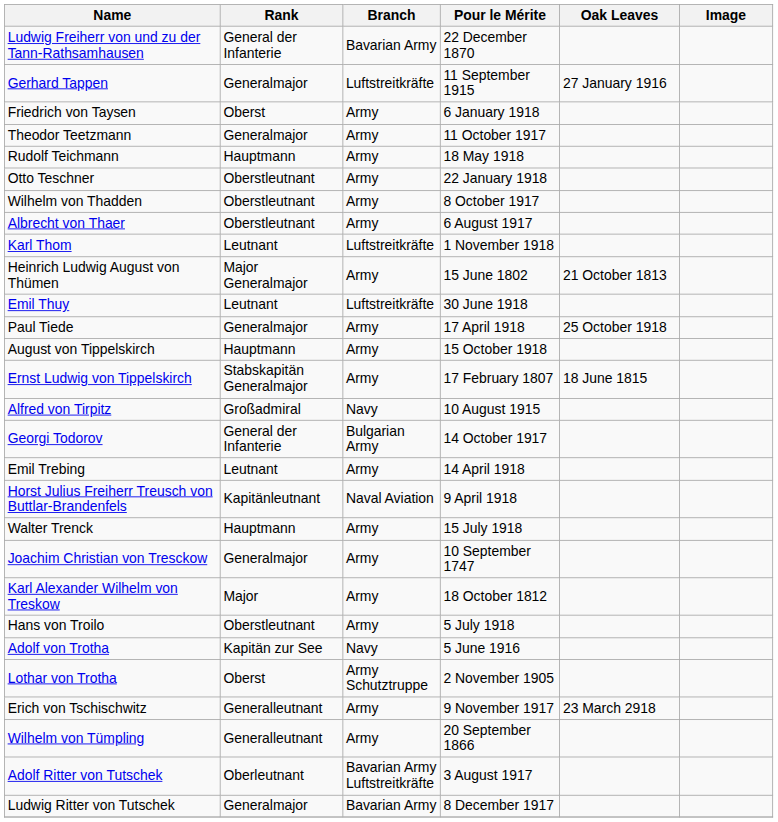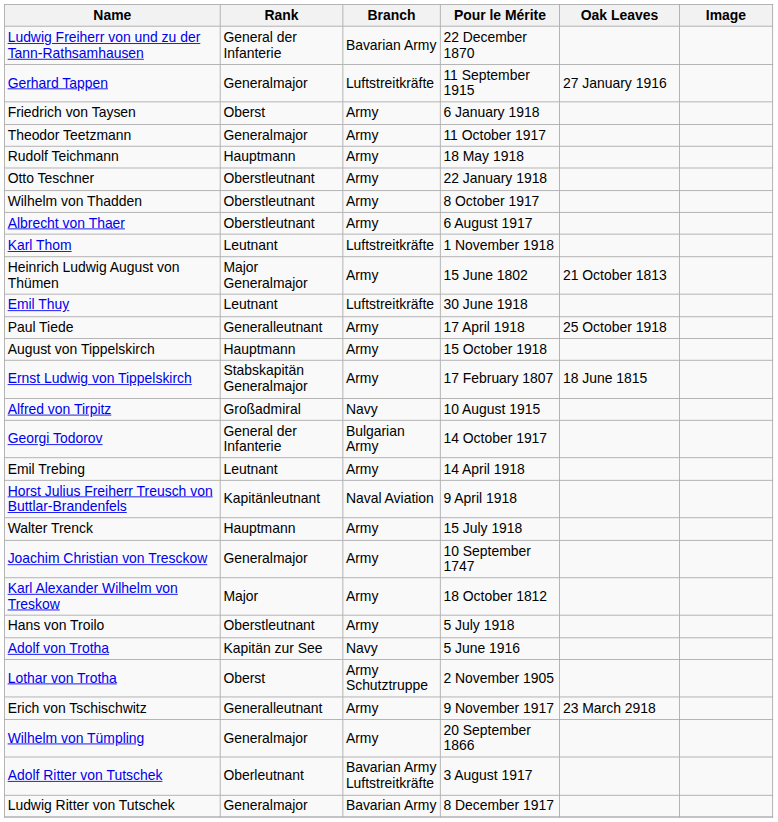(266, 327) Generalmajor -> (273, 327) Generalleutnant
(273, 738) Generalleutnant -> (266, 738) Generalmajor
